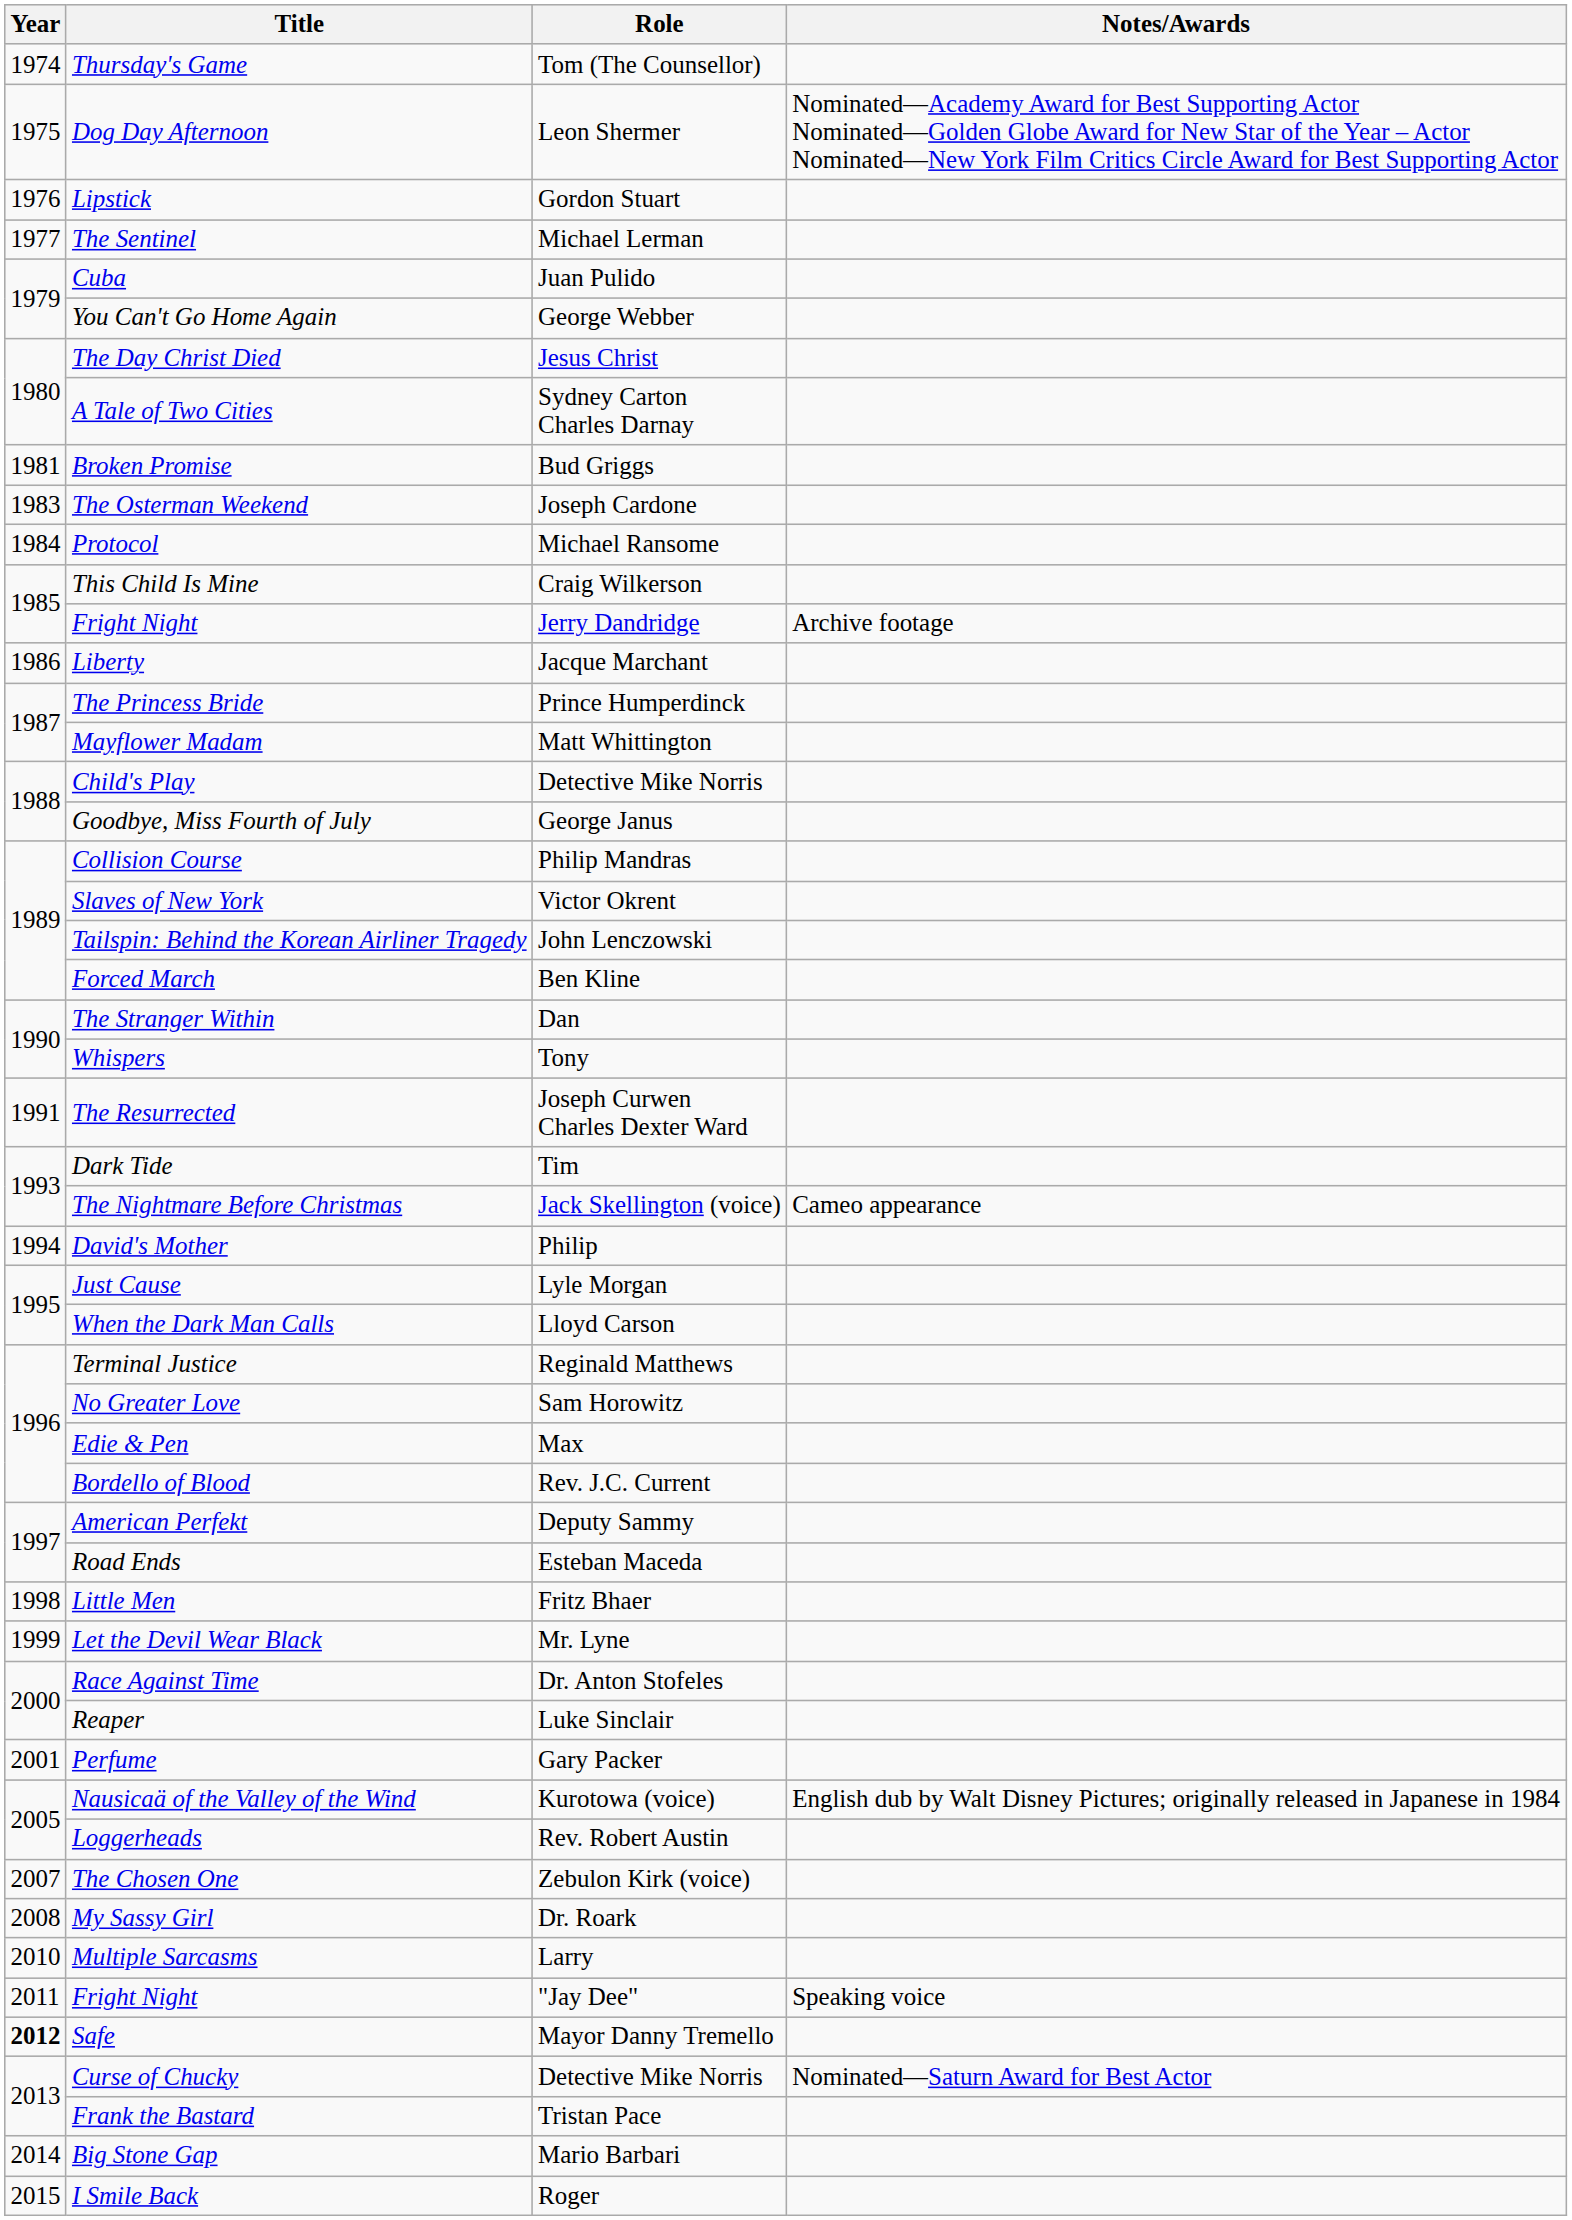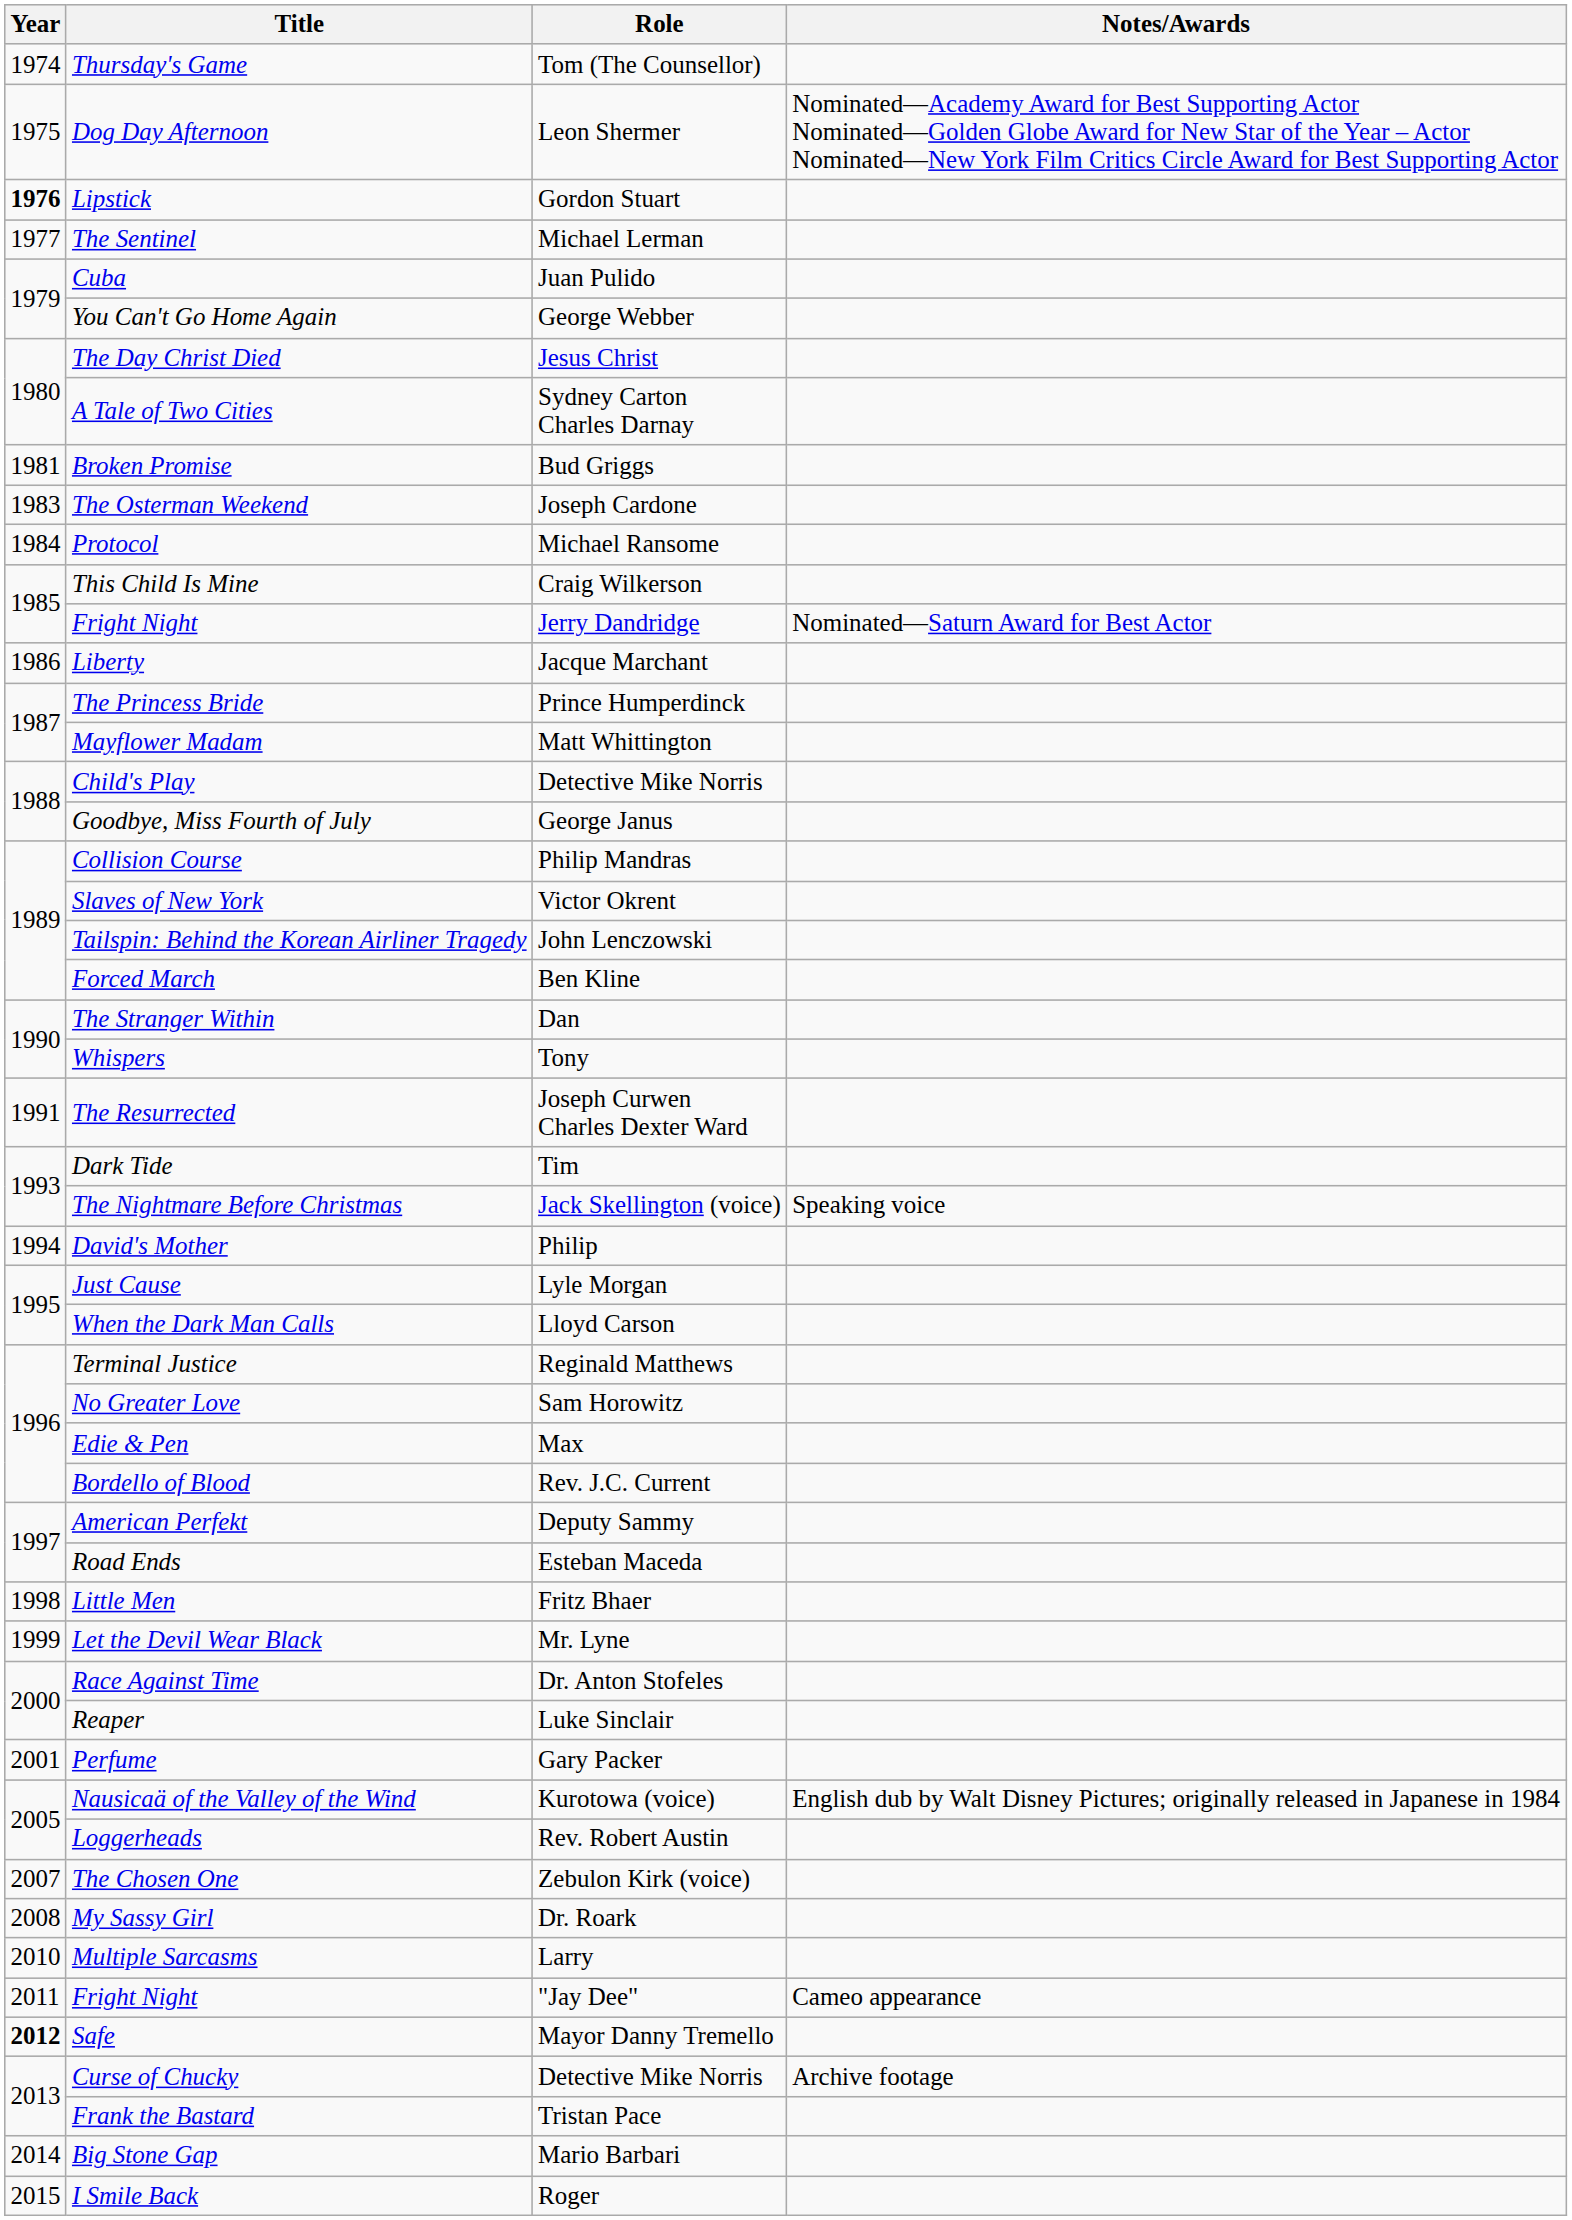(35, 199) normal -> (35, 199) bold
(873, 623) Archive footage -> (1002, 623) Nominated—Saturn Award for Best Actor
(887, 1205) Cameo appearance -> (869, 1205) Speaking voice
(869, 1997) Speaking voice -> (887, 1997) Cameo appearance
(1002, 2076) Nominated—Saturn Award for Best Actor -> (873, 2076) Archive footage
